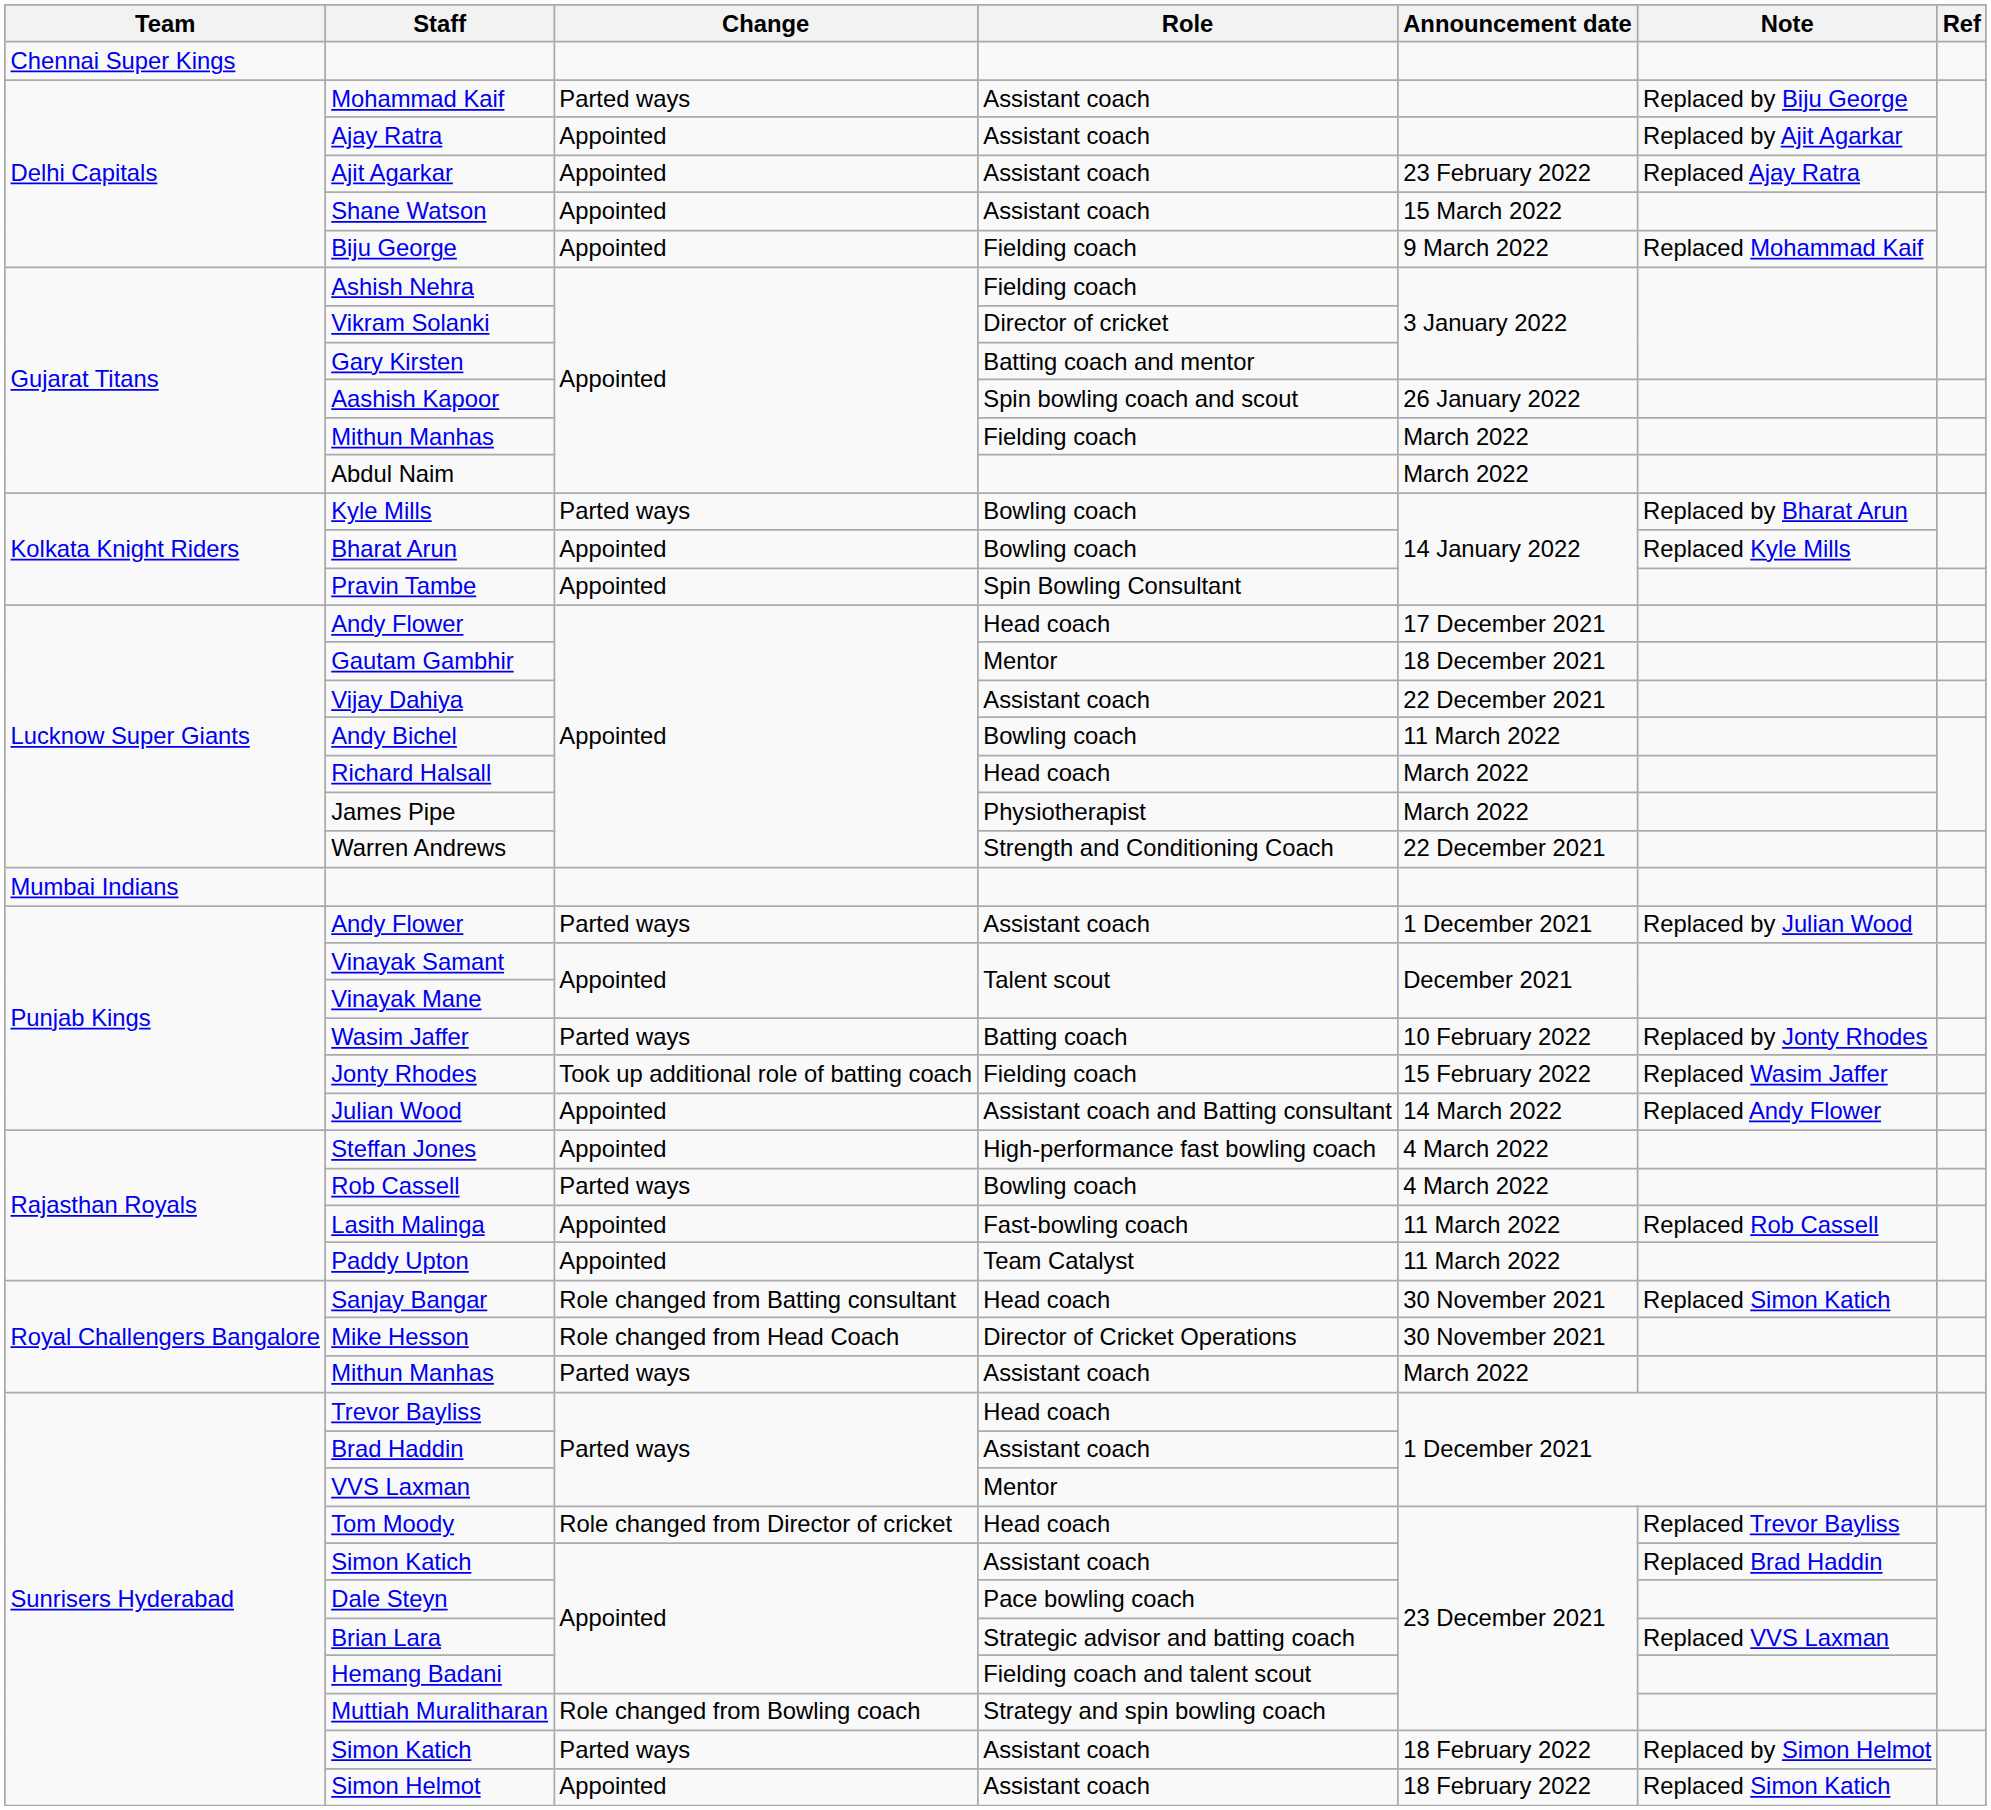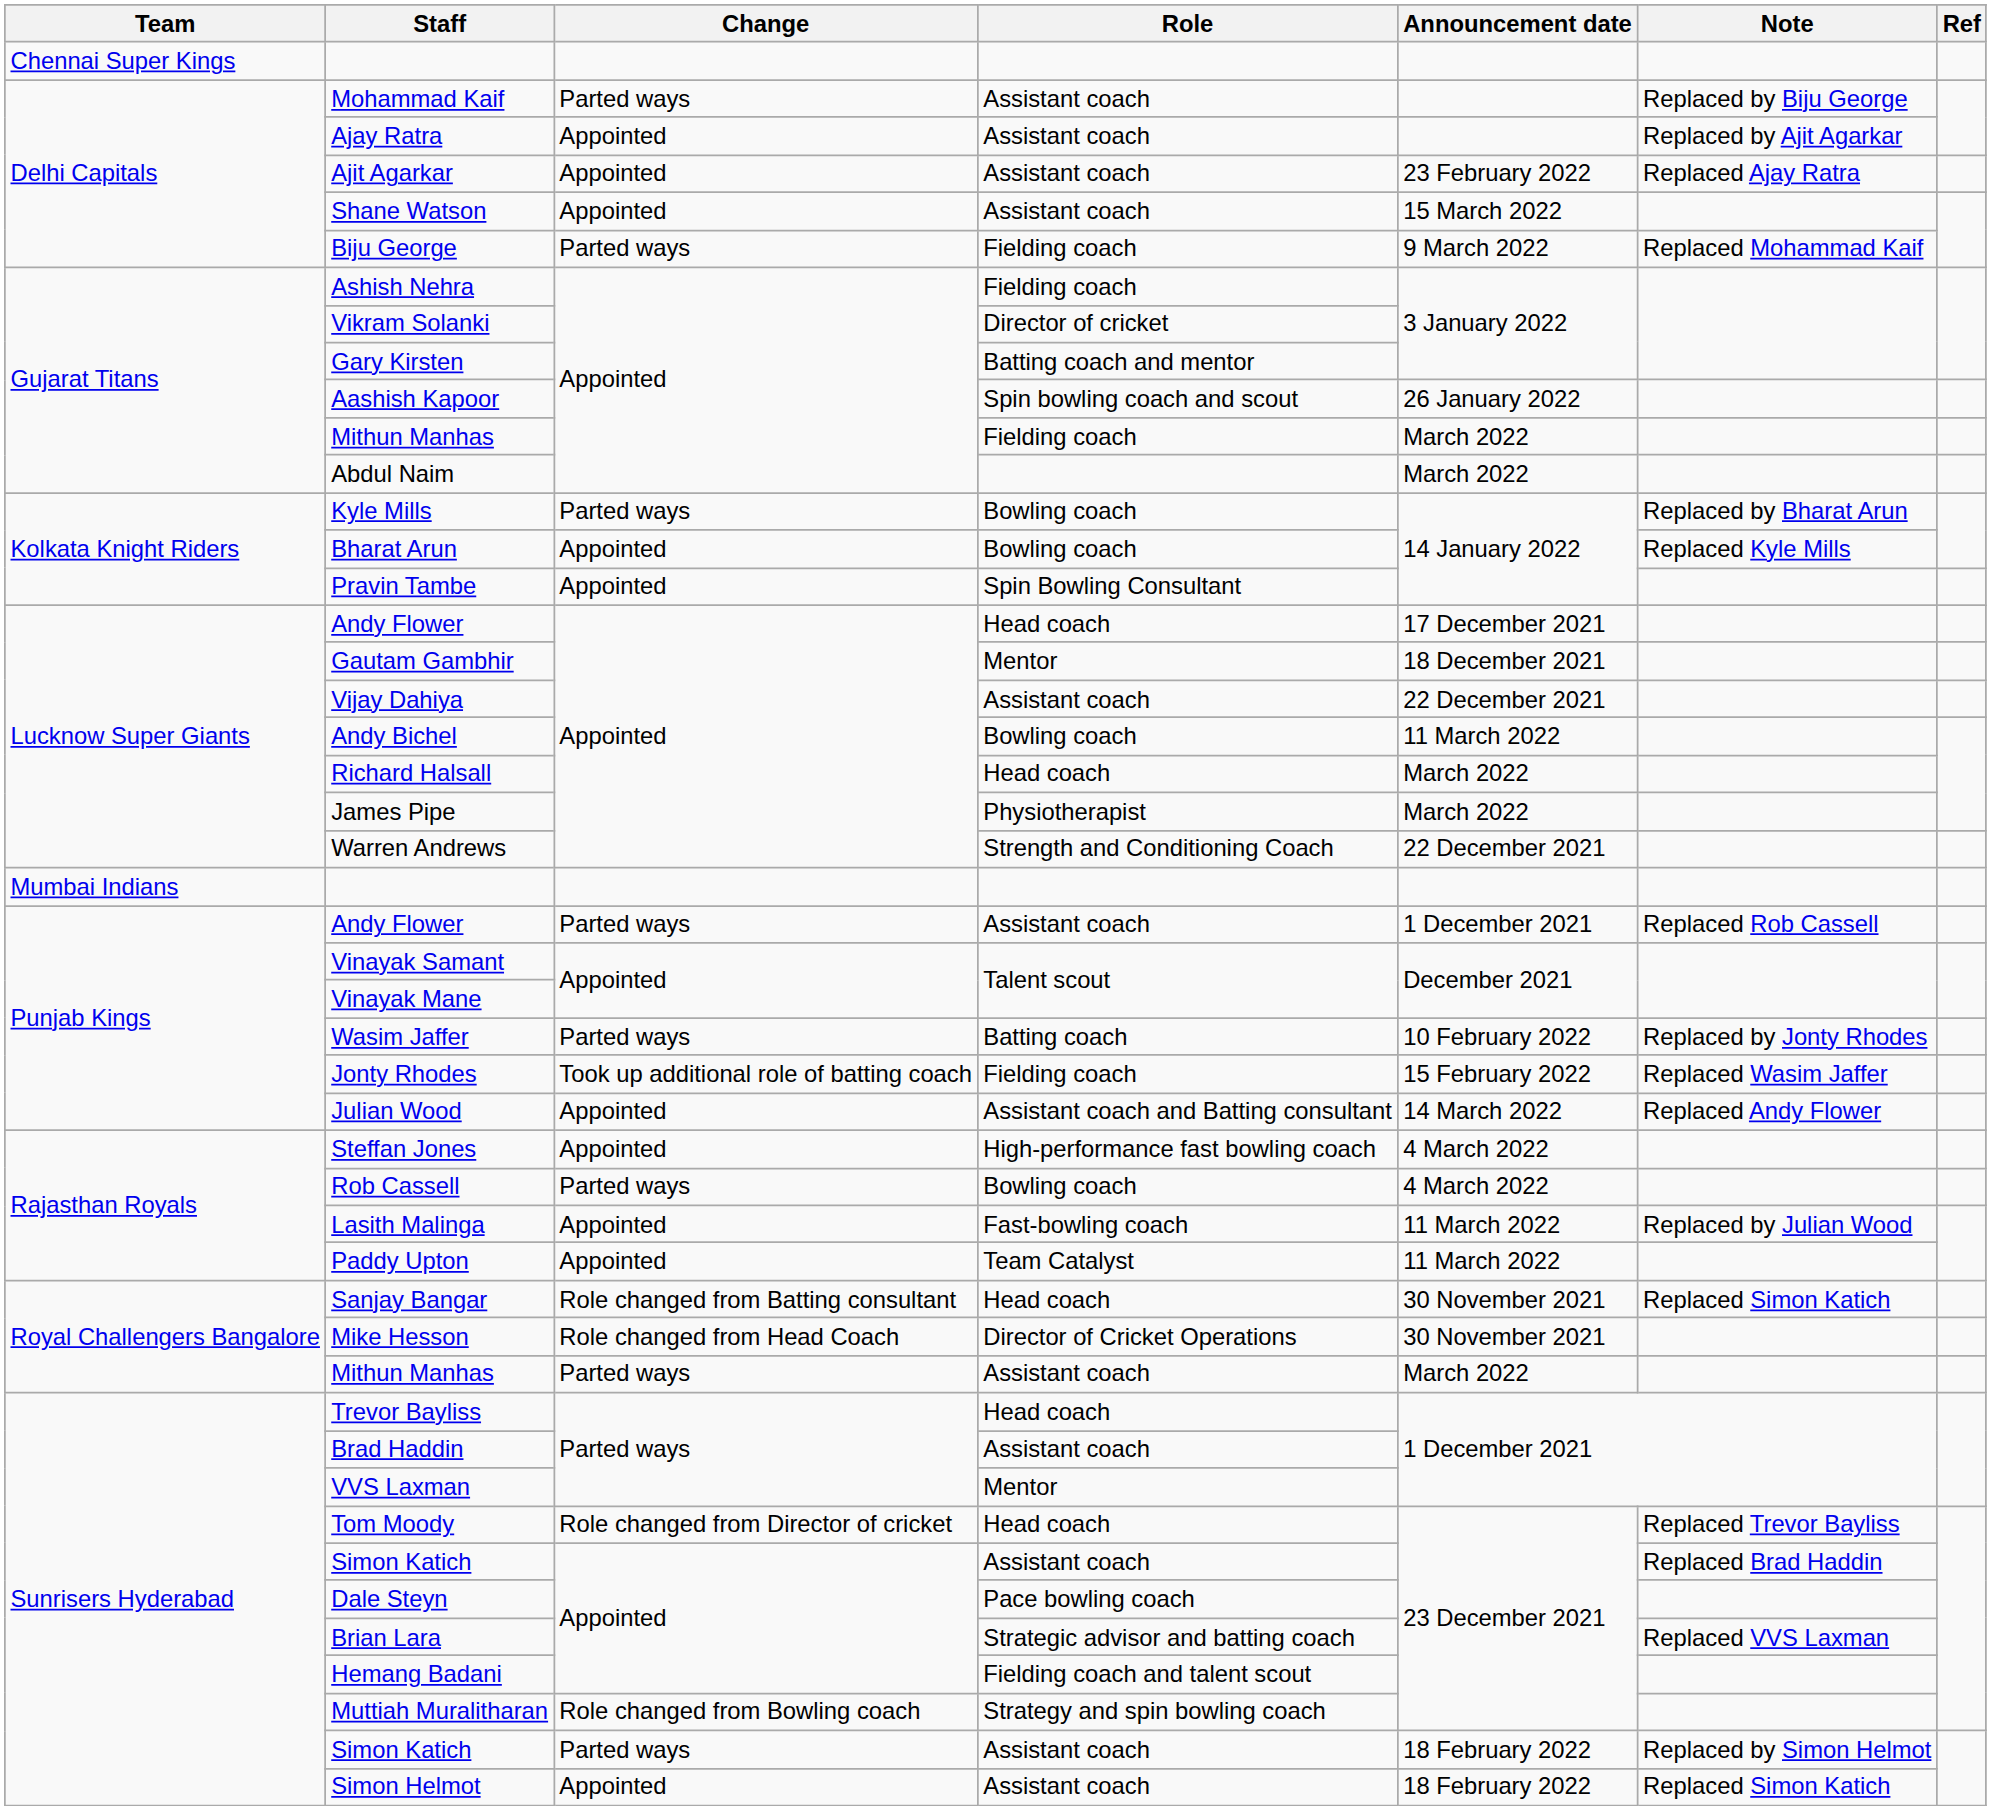(613, 248) Appointed -> (625, 248) Parted ways
(1778, 924) Replaced by Julian Wood -> (1761, 924) Replaced Rob Cassell
(1761, 1224) Replaced Rob Cassell -> (1778, 1224) Replaced by Julian Wood
